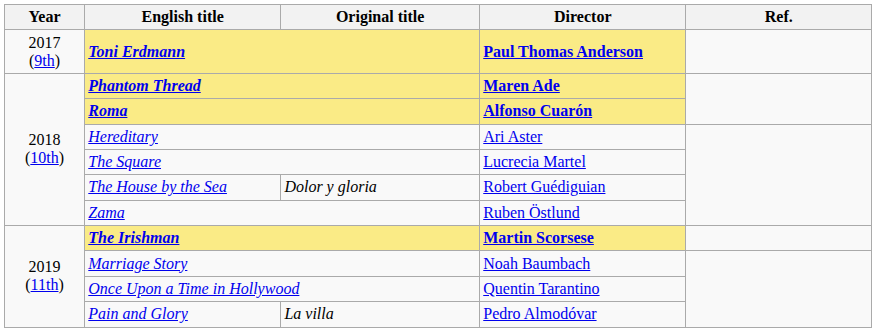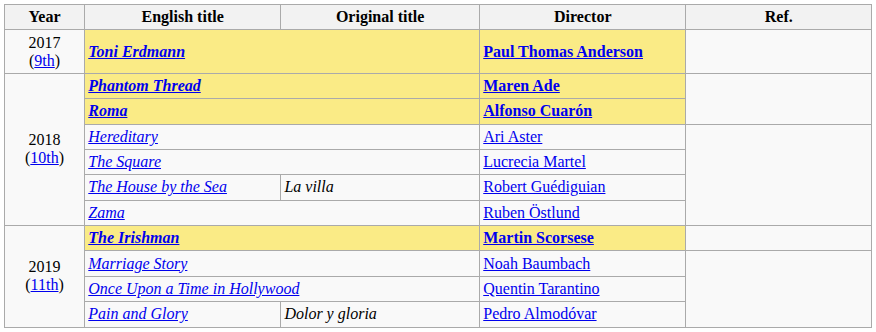(331, 187) Dolor y gloria -> (309, 187) La villa
(309, 314) La villa -> (331, 314) Dolor y gloria
